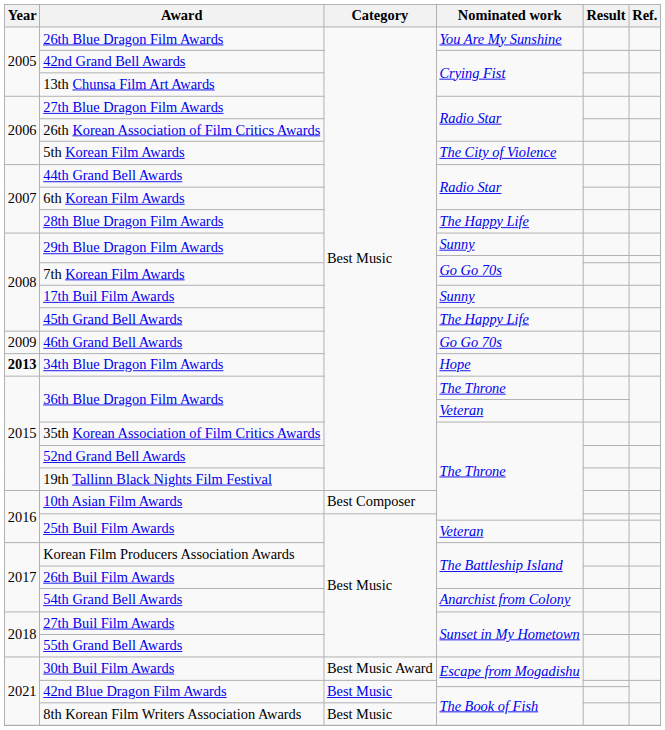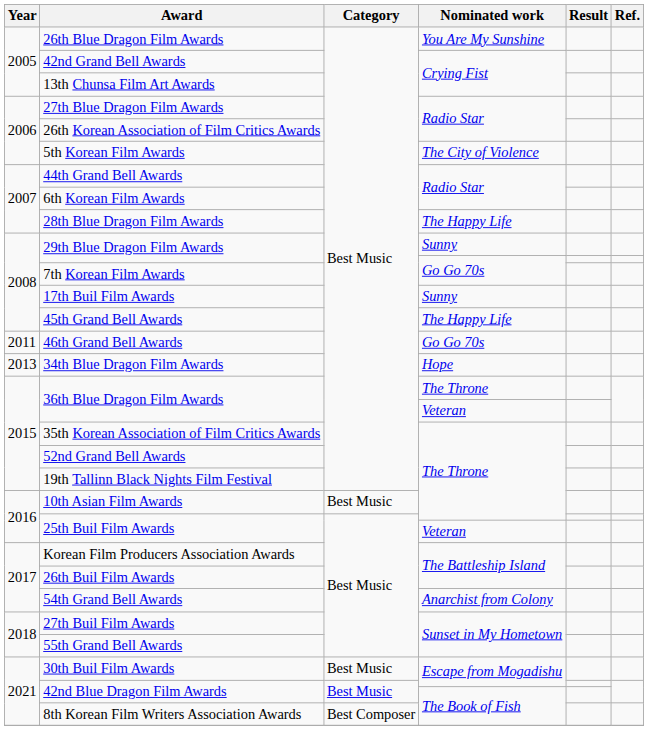(22, 342) 2009 -> (22, 342) 2011
(22, 365) bold -> (22, 365) normal
(371, 502) Best Composer -> (360, 502) Best Music
(380, 668) Best Music Award -> (360, 668) Best Music
(360, 714) Best Music -> (371, 714) Best Composer
